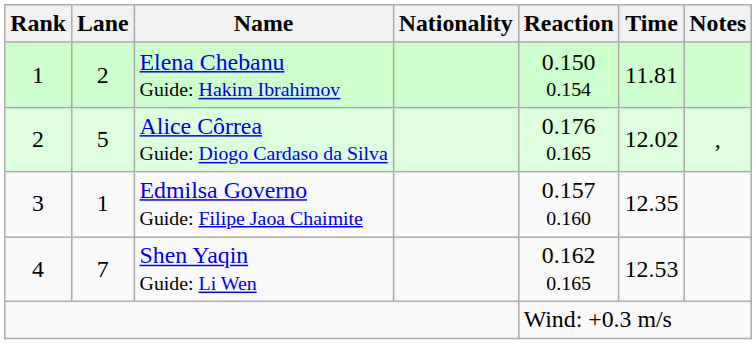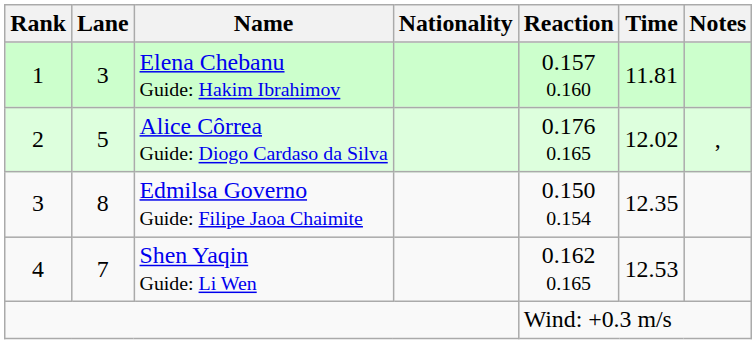(103, 74) 2 -> (103, 74) 3
(569, 74) 0.150 0.154 -> (569, 74) 0.157 0.160
(103, 203) 1 -> (103, 203) 8
(569, 203) 0.157 0.160 -> (569, 203) 0.150 0.154
